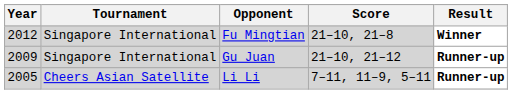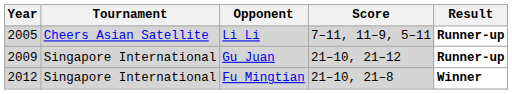rows swapped: (241, 78) <-> (264, 36)
